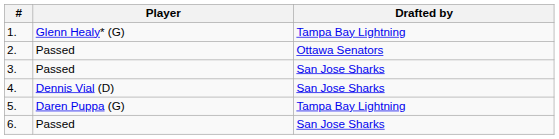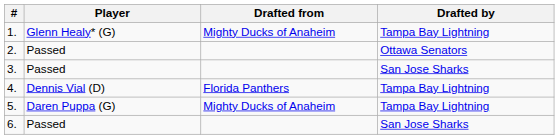+ column: (289, 13)
(341, 87) San Jose Sharks -> (435, 87) Tampa Bay Lightning
